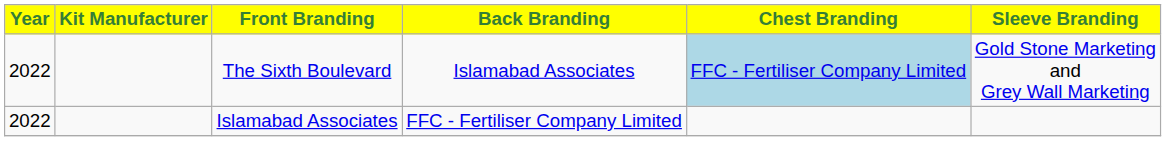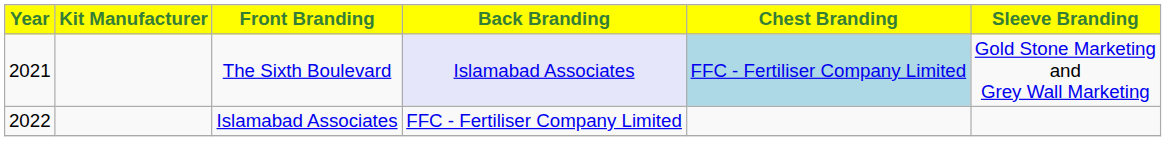(30, 70) 2022 -> (30, 70) 2021
(544, 70) no background -> (544, 70) lavender background
